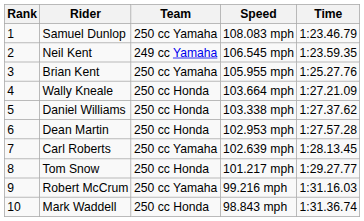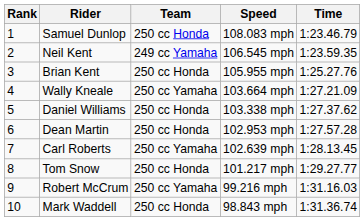(176, 33) 250 cc Yamaha -> (171, 33) 250 cc Honda
(176, 72) 250 cc Yamaha -> (171, 72) 250 cc Honda
(171, 91) 250 cc Honda -> (176, 91) 250 cc Yamaha
